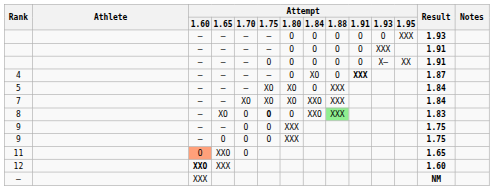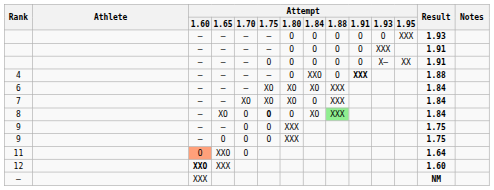(315, 75) XO -> (315, 75) XXO
(436, 75) 1.87 -> (436, 75) 1.88
- row: (18, 88)
+ row: (18, 88)
(315, 101) XXO -> (315, 101) O
(315, 114) XXO -> (315, 114) XO
(436, 114) 1.83 -> (436, 114) 1.84
(436, 153) 1.65 -> (436, 153) 1.64
